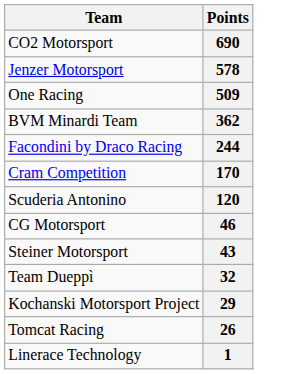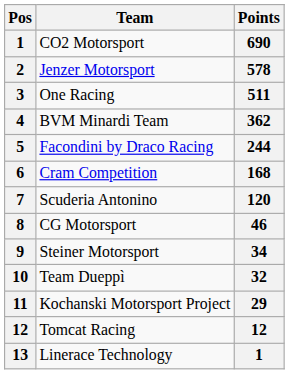+ column: (20, 17)
(228, 95) 509 -> (259, 95) 511
(228, 173) 170 -> (259, 173) 168
(228, 251) 43 -> (259, 251) 34
(228, 329) 26 -> (259, 329) 12
